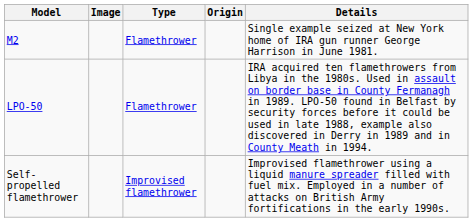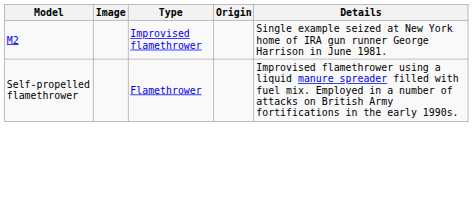(161, 40) Flamethrower -> (166, 40) Improvised flamethrower
- row: (25, 107)
(161, 186) Improvised flamethrower -> (166, 90) Flamethrower
